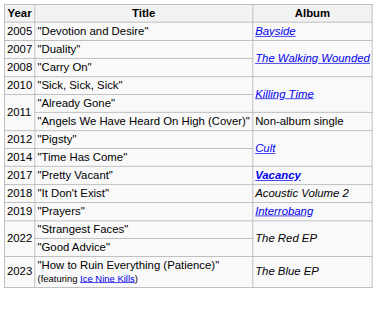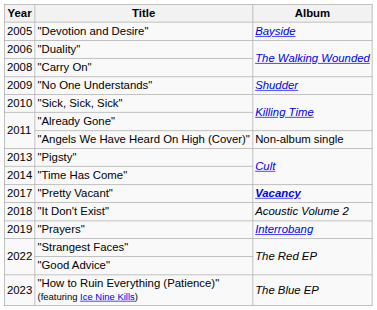(20, 49) 2007 -> (20, 49) 2006
+ row: (95, 85)
(20, 139) 2012 -> (20, 157) 2013
